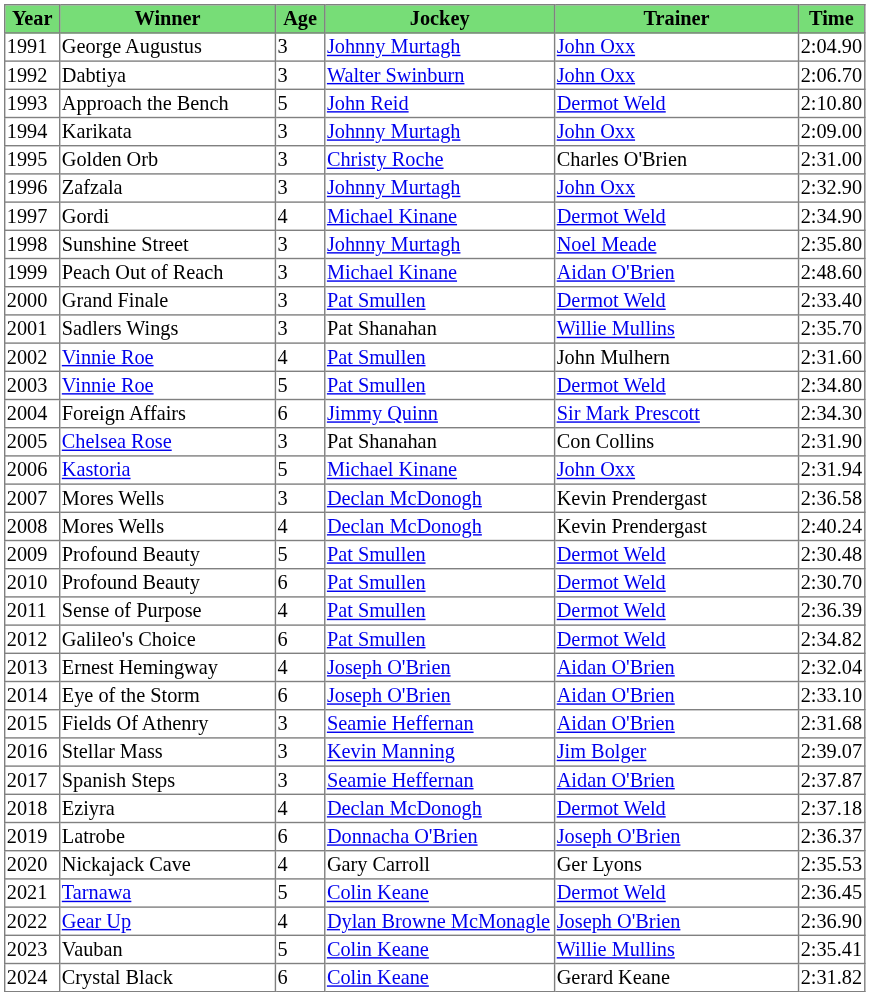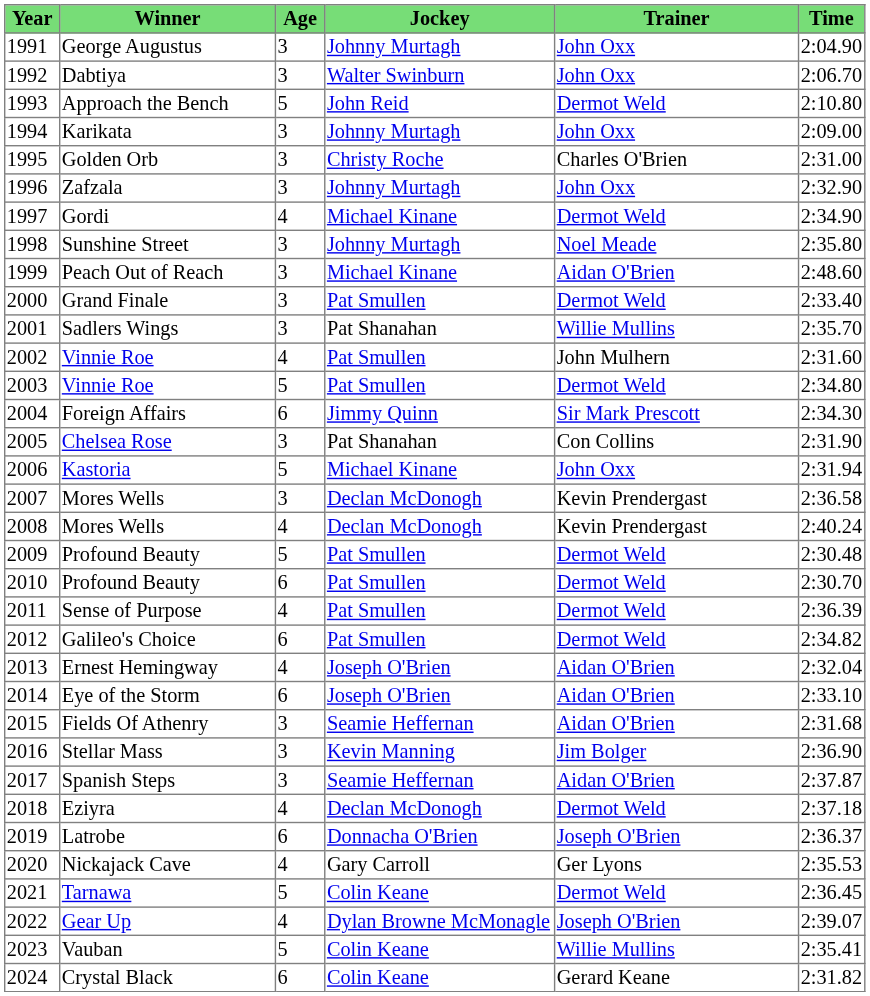(831, 751) 2:39.07 -> (831, 751) 2:36.90
(831, 920) 2:36.90 -> (831, 920) 2:39.07
